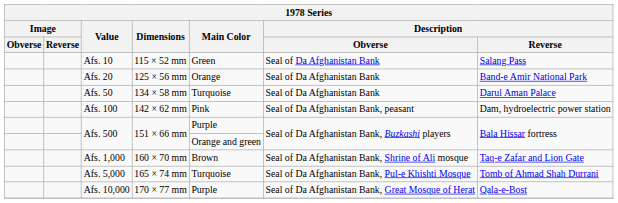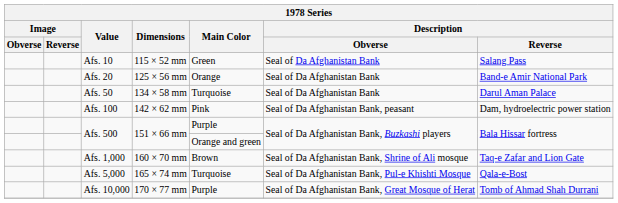(539, 174) Tomb of Ahmad Shah Durrani -> (503, 174) Qala-e-Bost
(503, 190) Qala-e-Bost -> (539, 190) Tomb of Ahmad Shah Durrani
